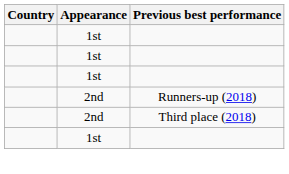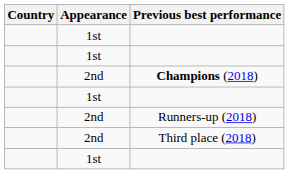+ row: (94, 76)
